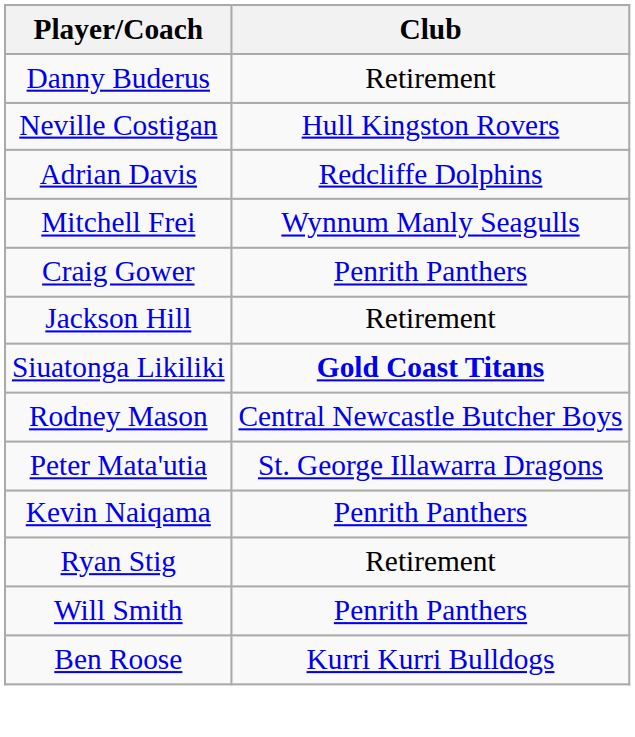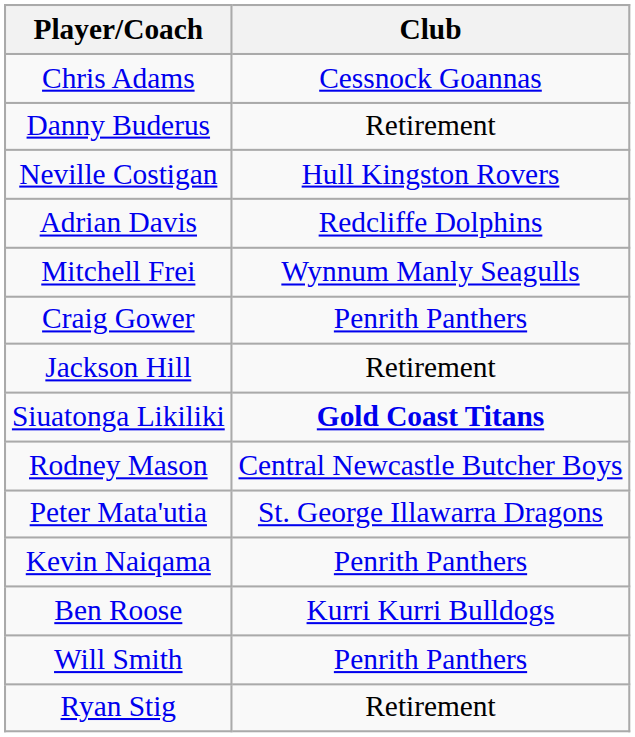+ row: (118, 77)
rows swapped: (118, 658) <-> (118, 562)
